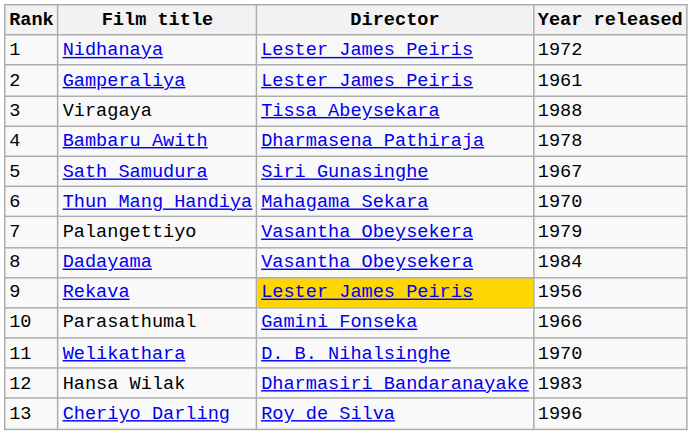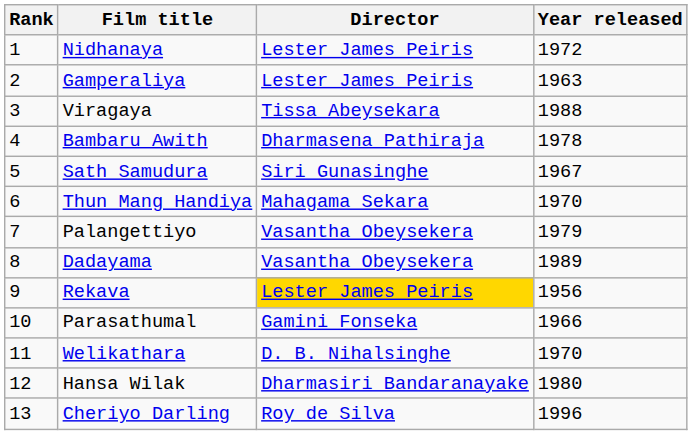(560, 80) 1961 -> (560, 80) 1963
(560, 262) 1984 -> (560, 262) 1989
(560, 383) 1983 -> (560, 383) 1980
